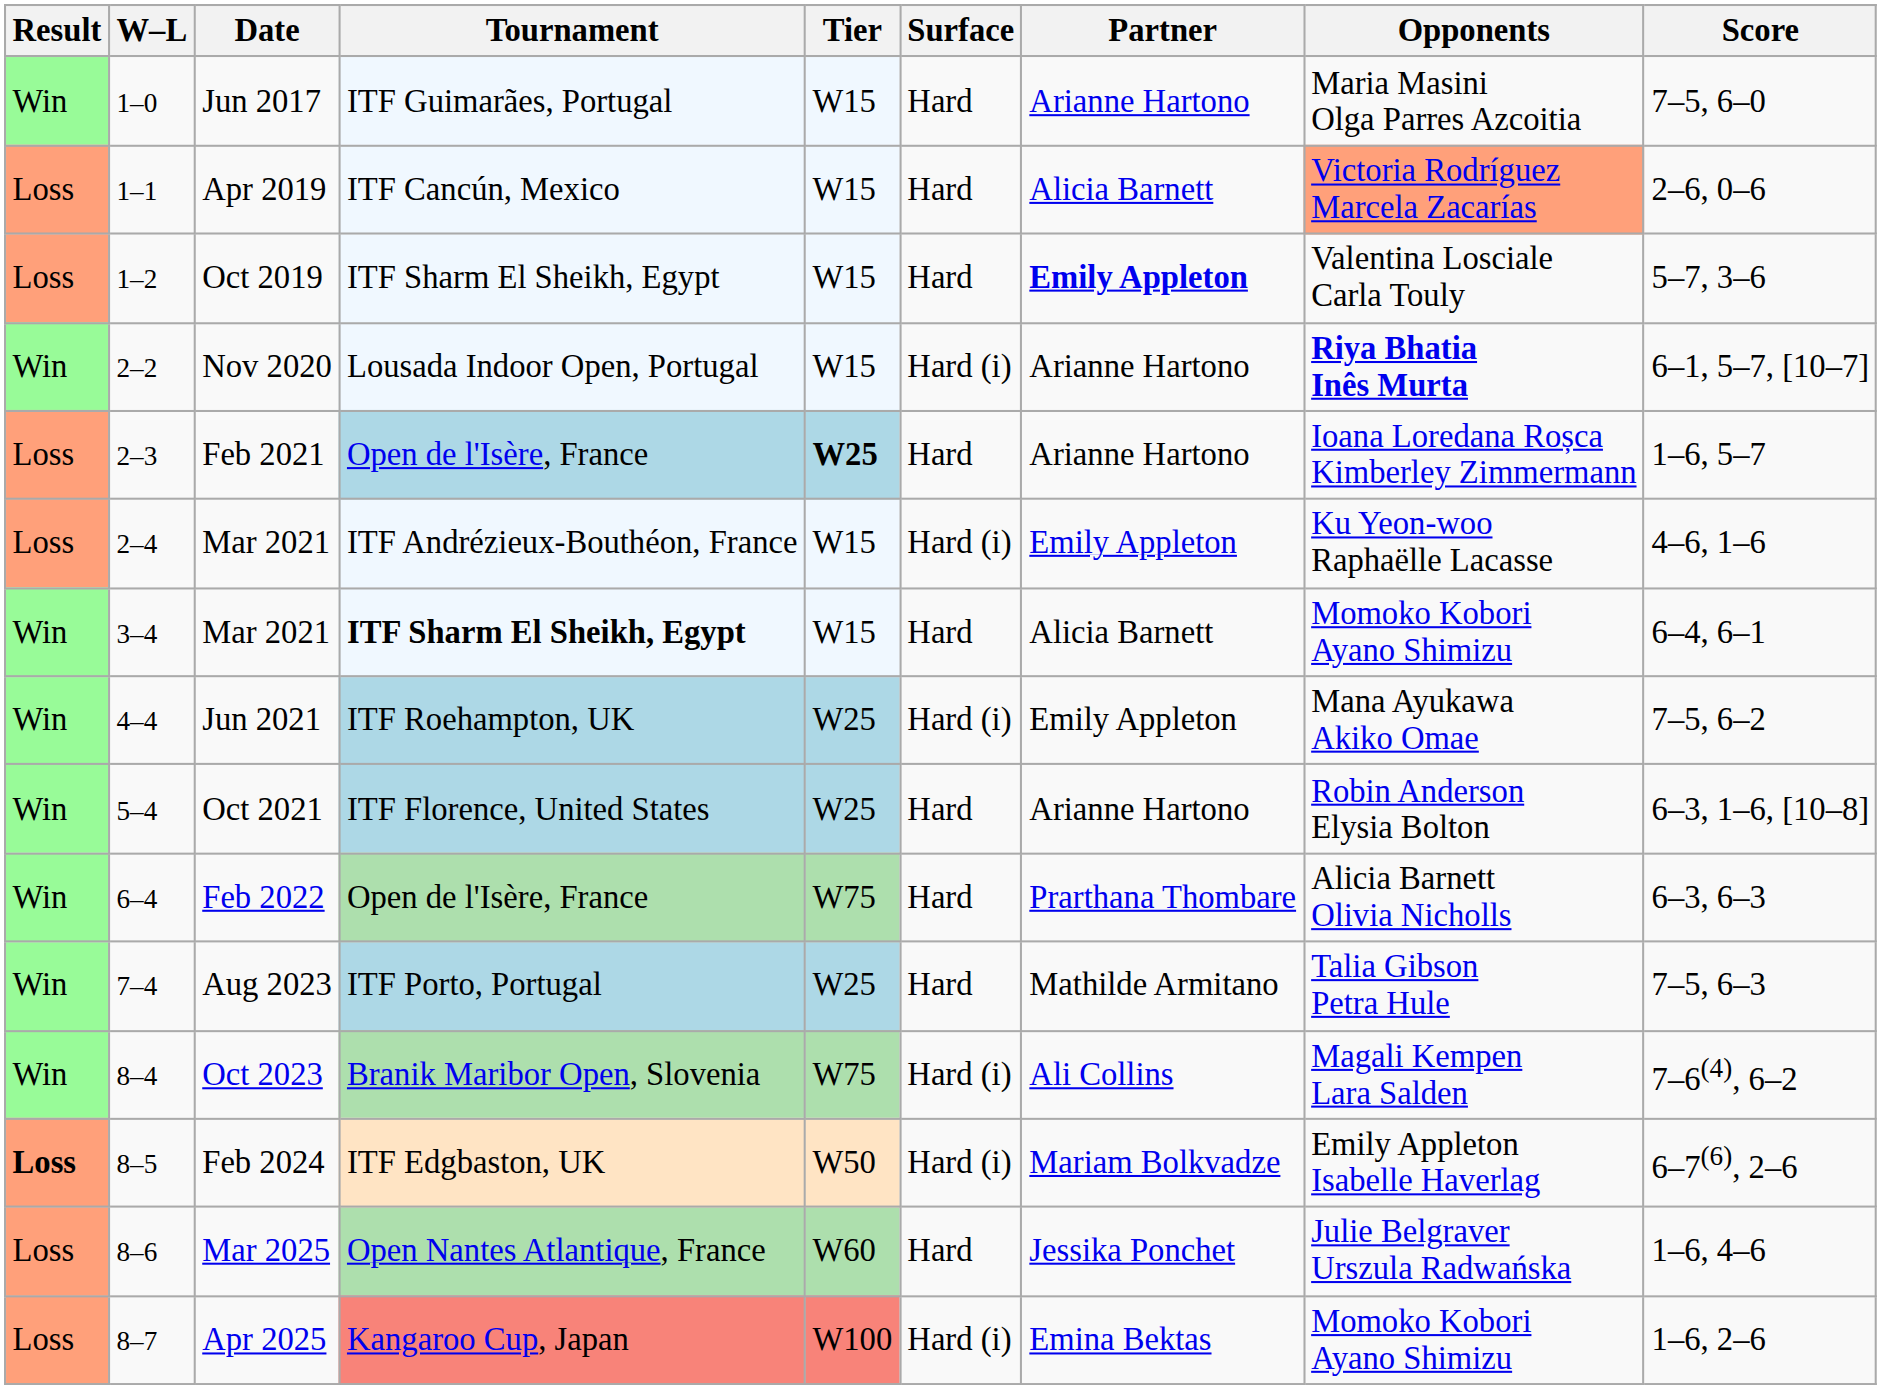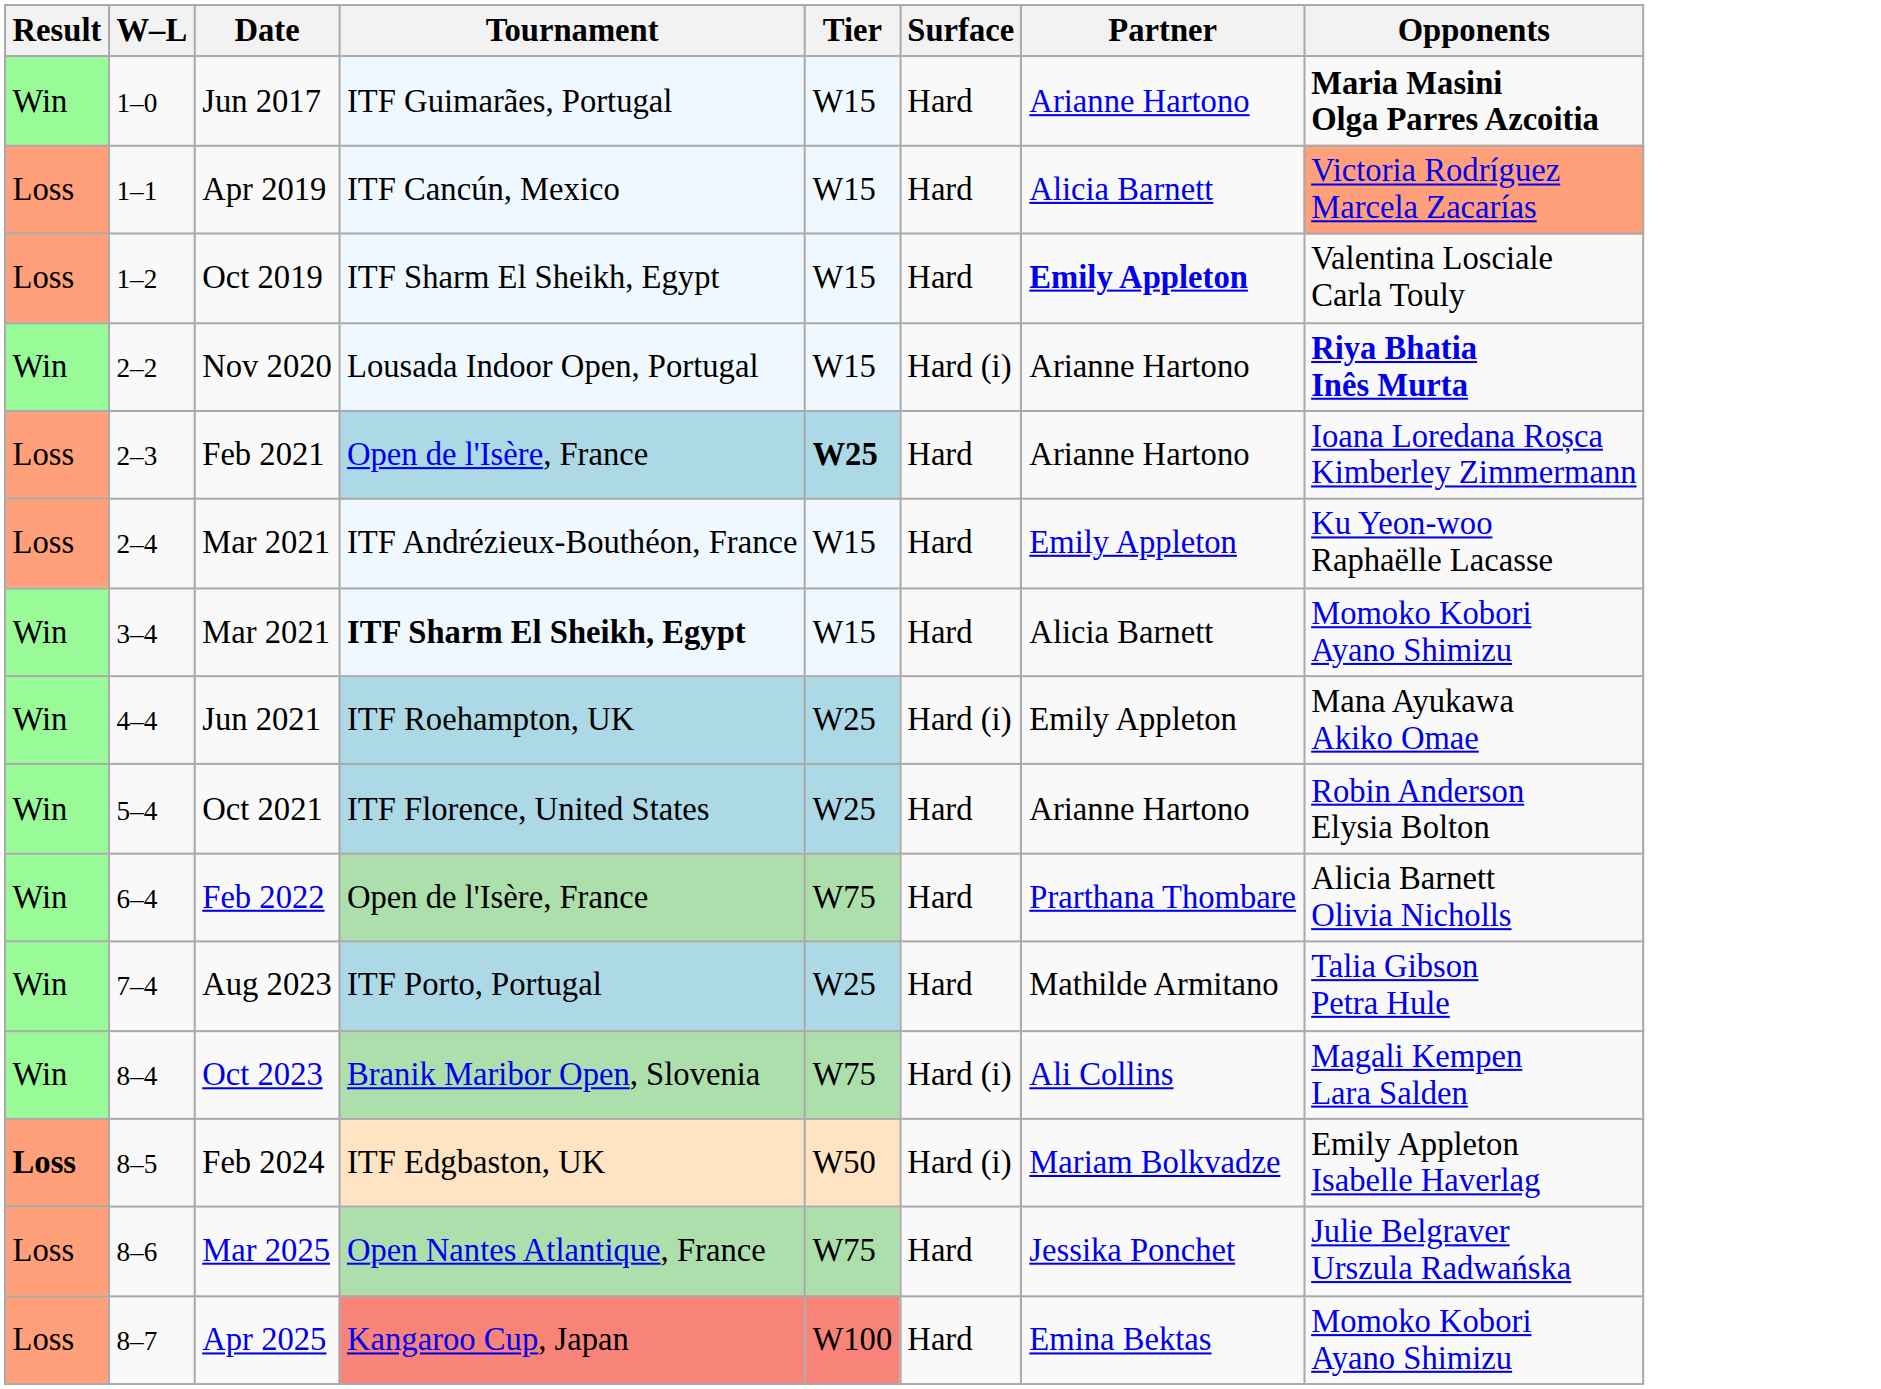- column: (1760, 30)
(1446, 100) normal -> (1455, 100) bold
(959, 542) Hard (i) -> (940, 542) Hard
(844, 1250) W60 -> (844, 1250) W75
(959, 1339) Hard (i) -> (940, 1339) Hard
